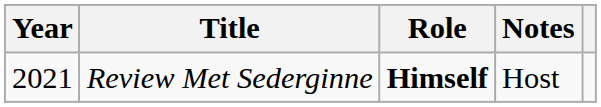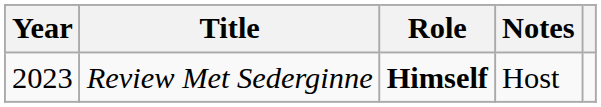(42, 76) 2021 -> (42, 76) 2023
